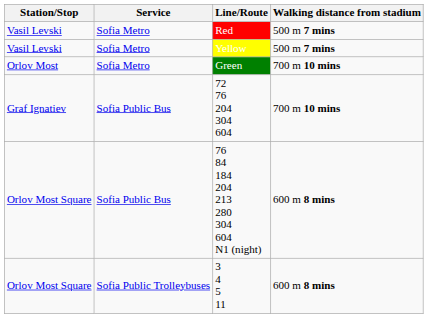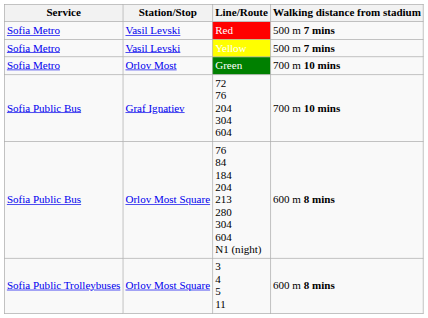columns swapped: (153, 13) <-> (49, 13)
